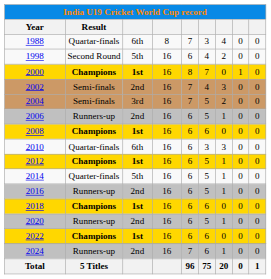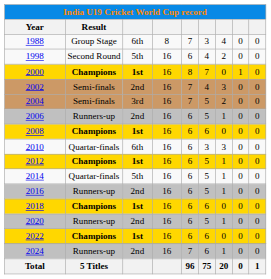(94, 42) Quartar-finals -> (94, 42) Group Stage
(94, 176) Quarter-finals -> (94, 176) Quartar-finals
